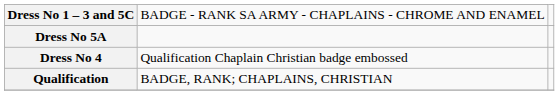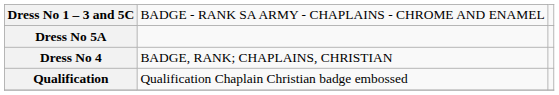(274, 57) Qualification Chaplain Christian badge embossed -> (266, 57) BADGE, RANK; CHAPLAINS, CHRISTIAN
(266, 79) BADGE, RANK; CHAPLAINS, CHRISTIAN -> (274, 79) Qualification Chaplain Christian badge embossed
